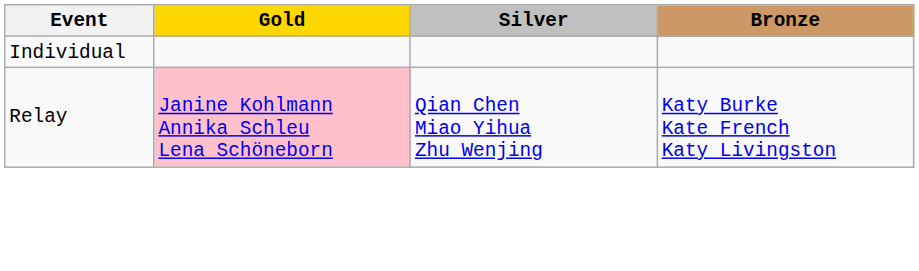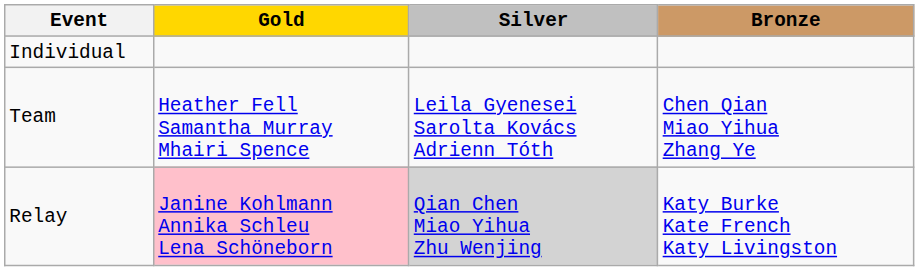+ row: (33, 117)
(479, 128) no background -> (478, 227) lightgrey background
